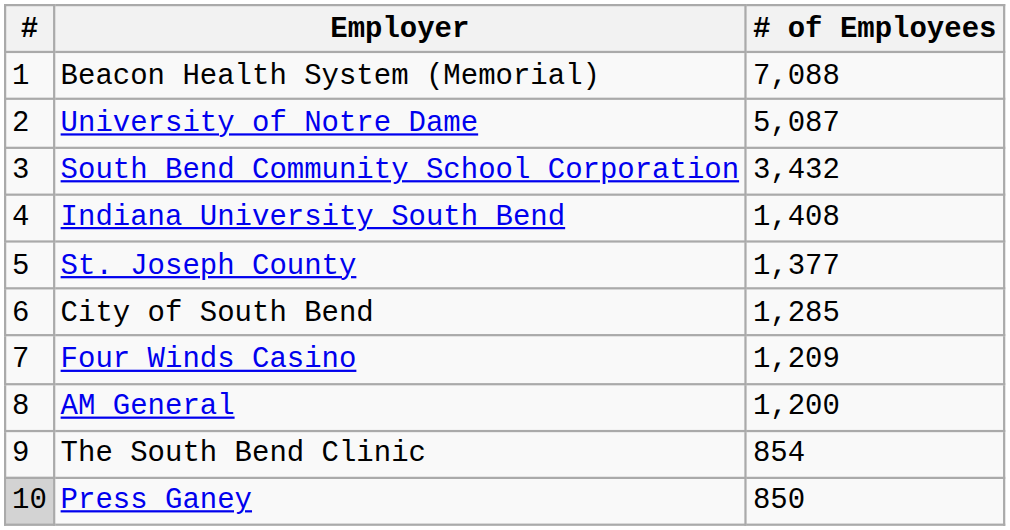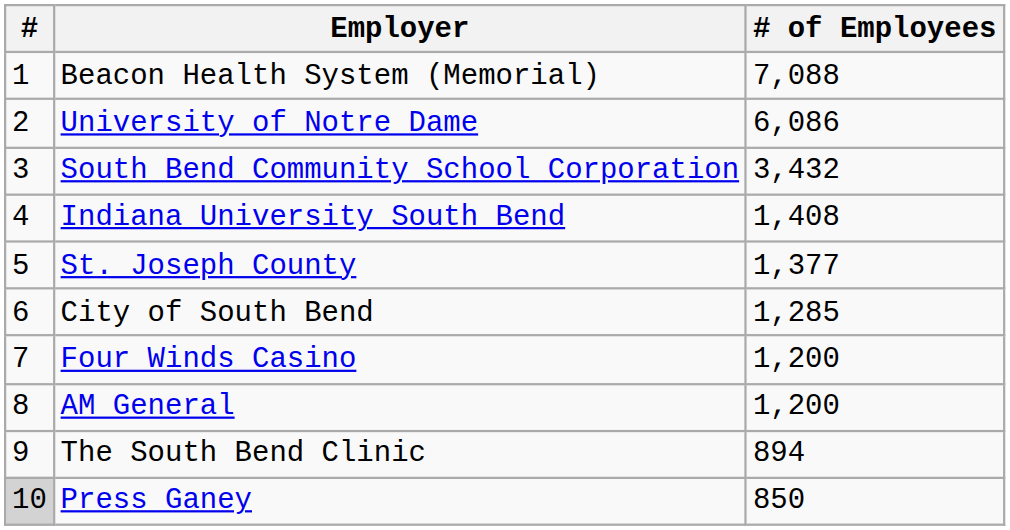(796, 123) 5,087 -> (796, 123) 6,086
(796, 359) 1,209 -> (796, 359) 1,200
(779, 454) 854 -> (779, 454) 894
